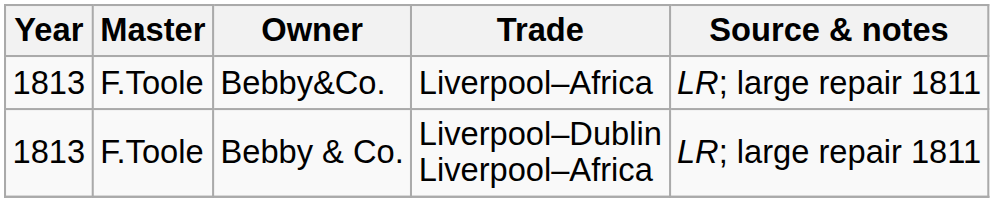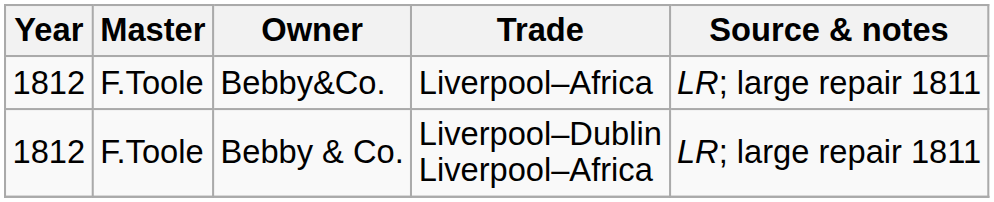(49, 82) 1813 -> (49, 82) 1812
(49, 152) 1813 -> (49, 152) 1812
